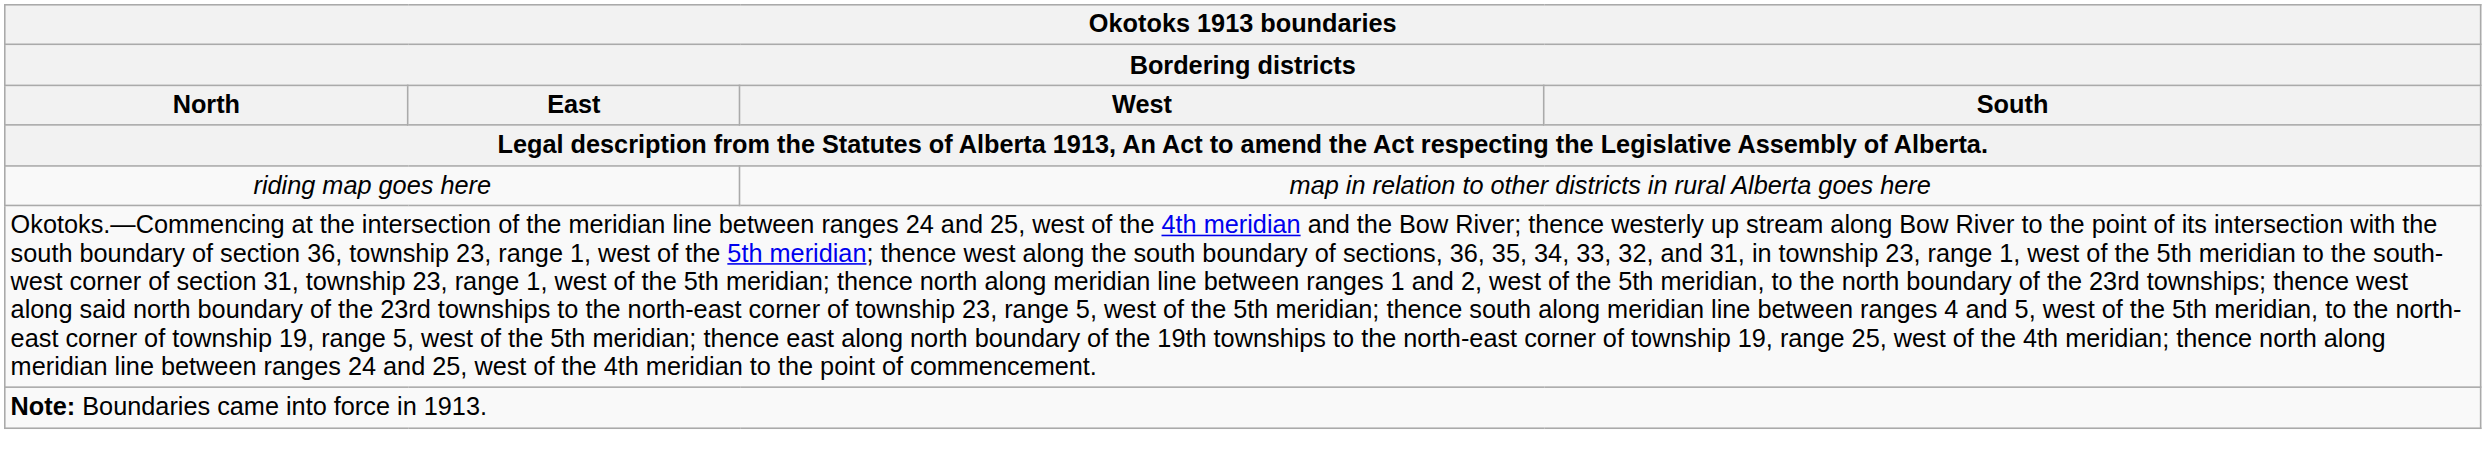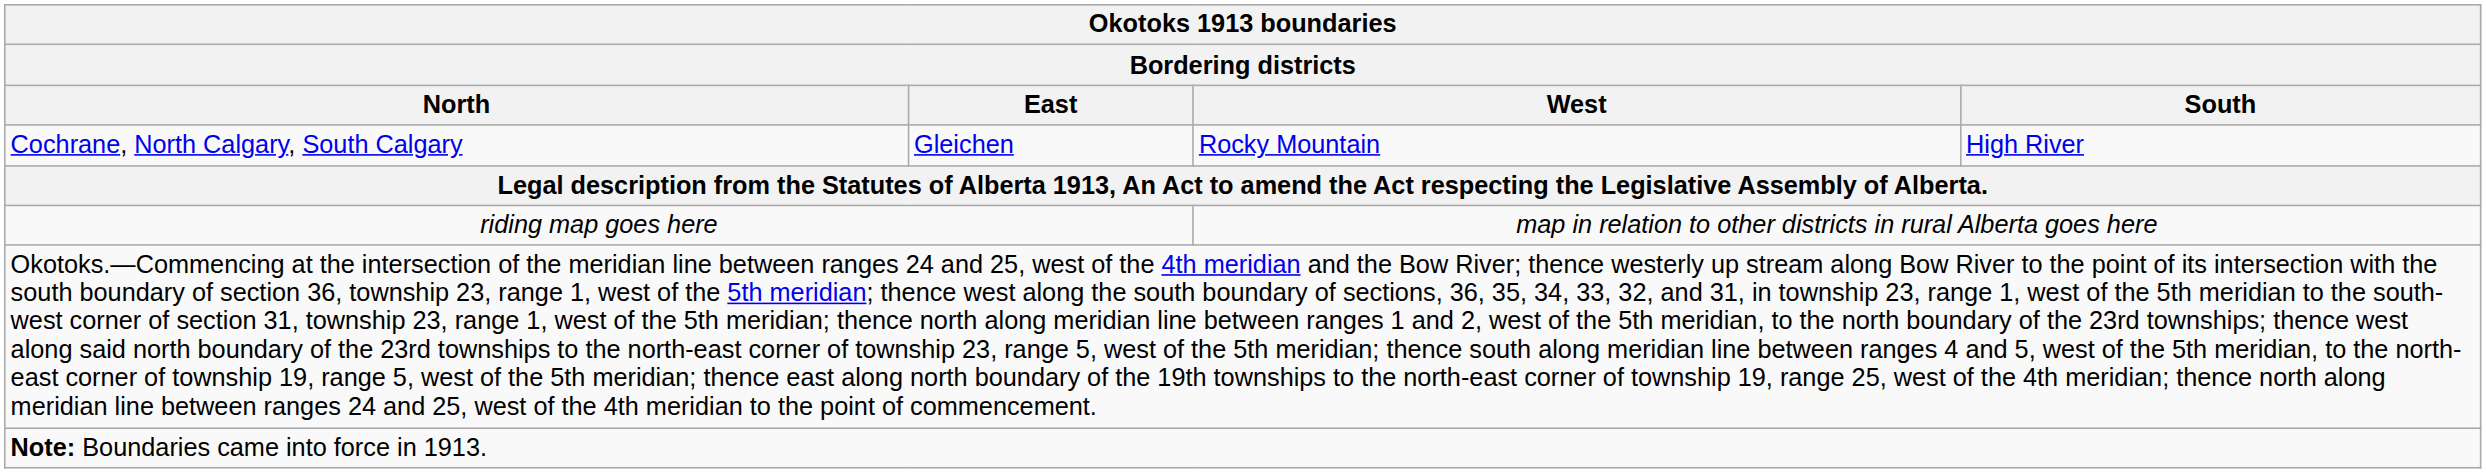+ row: (237, 144)
